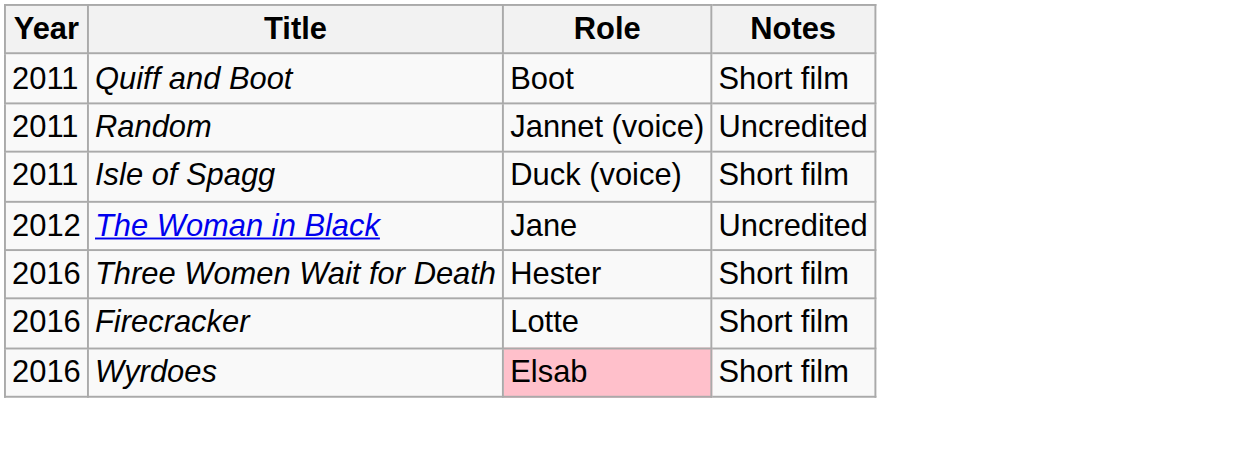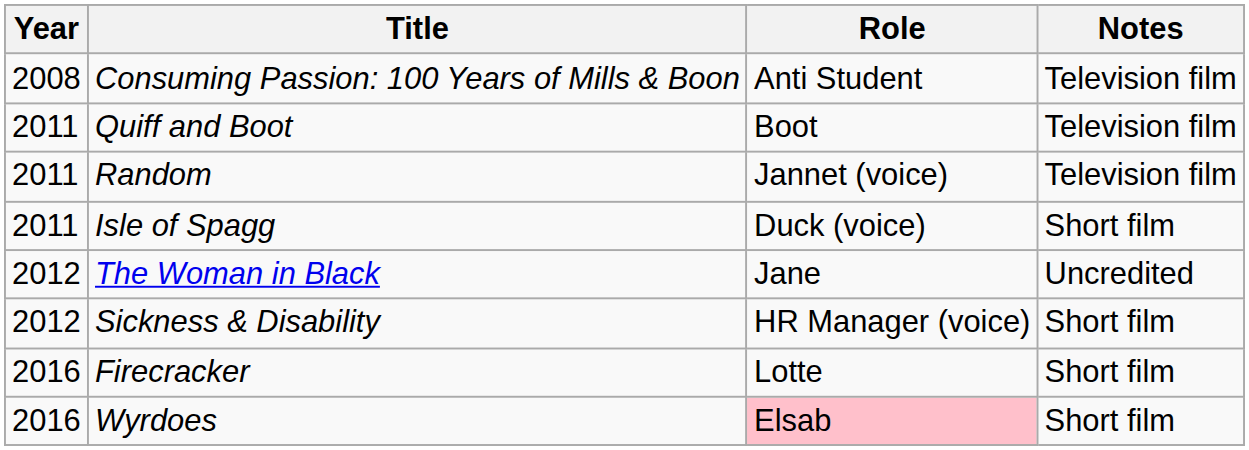+ row: (417, 77)
(784, 77) Short film -> (1141, 126) Television film
(793, 126) Uncredited -> (1141, 175) Television film
+ row: (237, 322)
- row: (296, 273)
